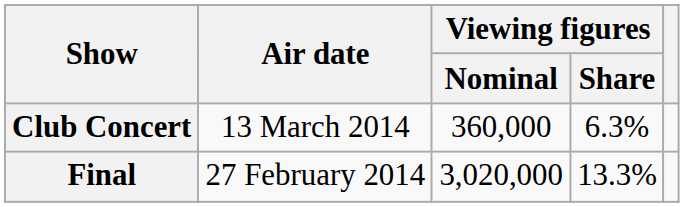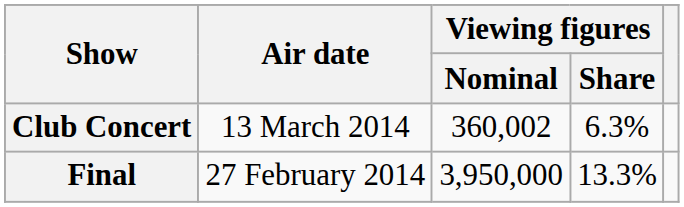(501, 126) 360,000 -> (501, 126) 360,002
(501, 175) 3,020,000 -> (501, 175) 3,950,000
